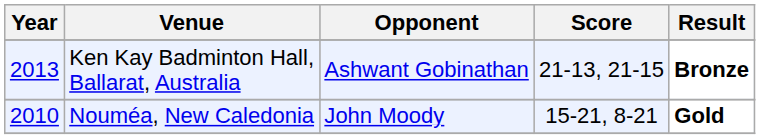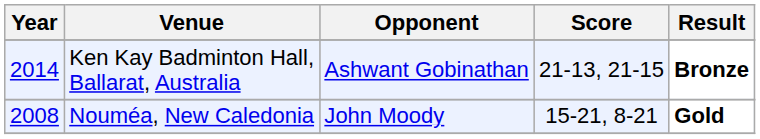(34, 70) 2013 -> (34, 70) 2014
(34, 117) 2010 -> (34, 117) 2008
